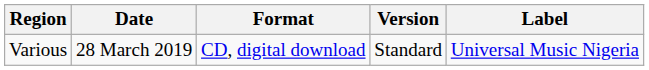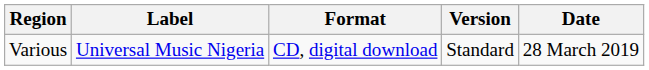columns swapped: (134, 19) <-> (545, 19)
